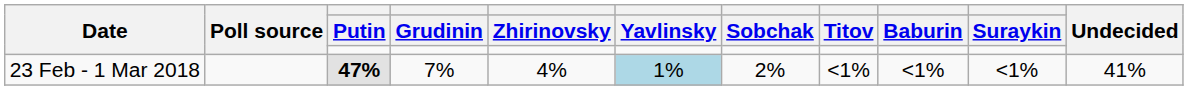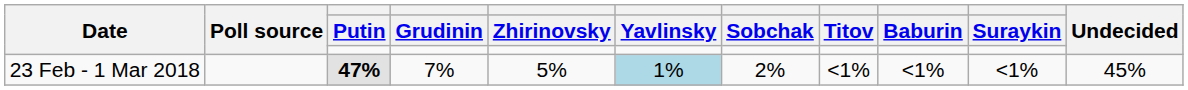(552, 70) 4% -> (552, 70) 5%
(1125, 70) 41% -> (1125, 70) 45%
